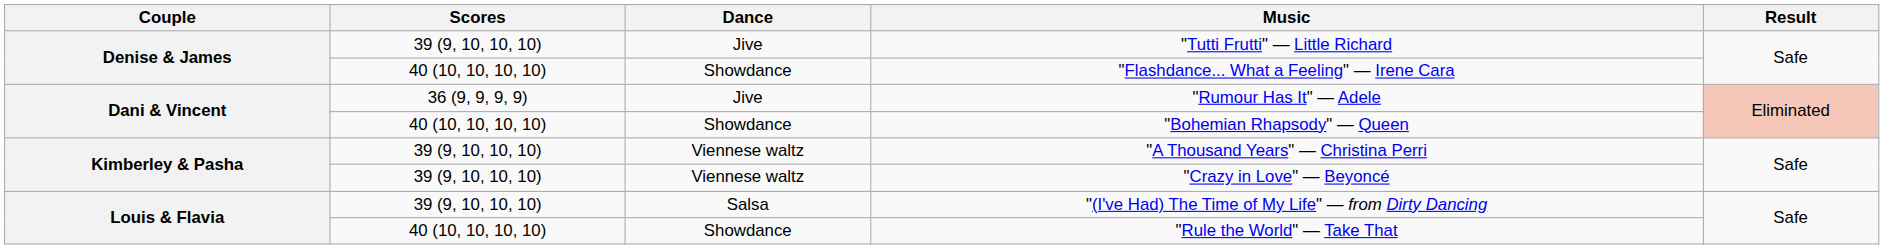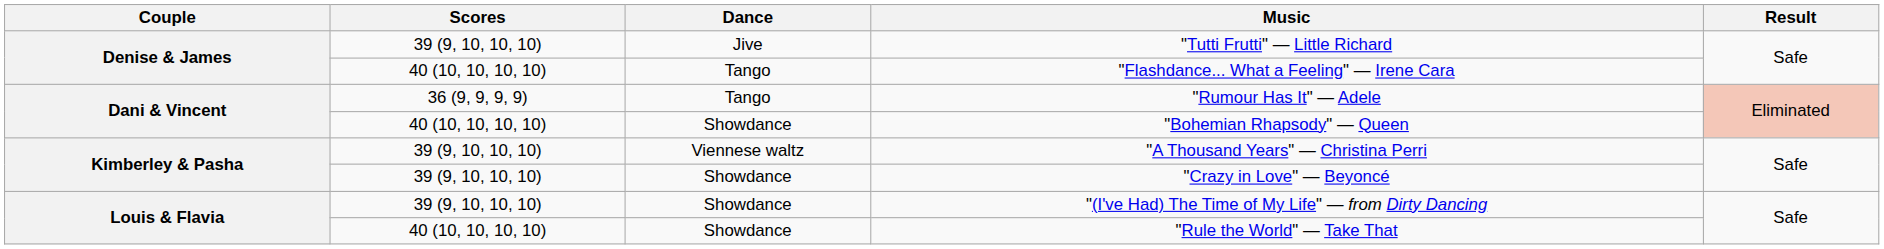(748, 71) Showdance -> (748, 71) Tango
(748, 97) Jive -> (748, 97) Tango
(748, 177) Viennese waltz -> (748, 177) Showdance
(748, 204) Salsa -> (748, 204) Showdance
